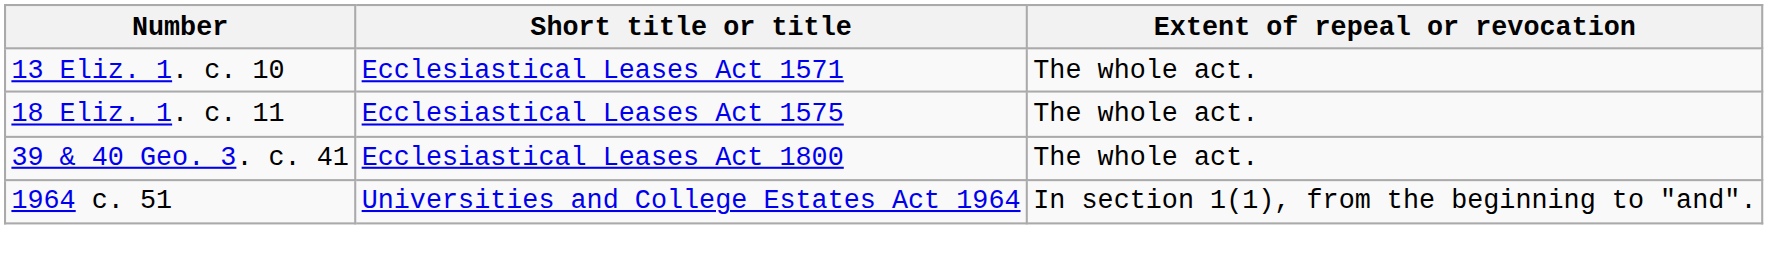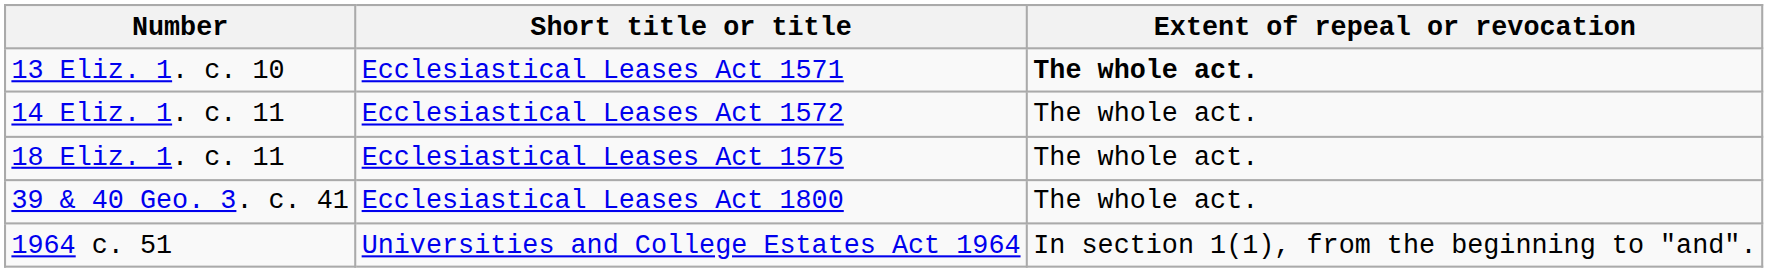(1146, 70) normal -> (1146, 70) bold
+ row: (148, 114)
